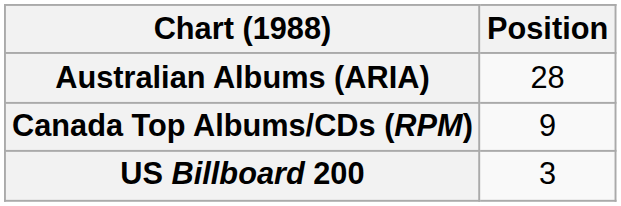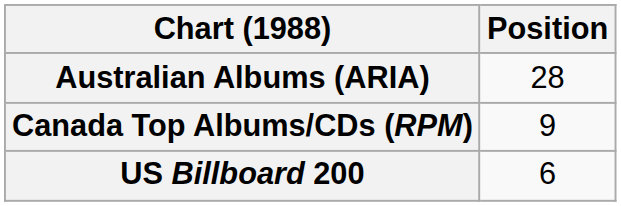(548, 175) 3 -> (548, 175) 6
